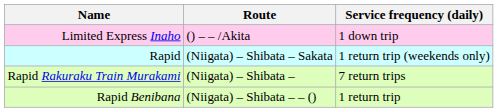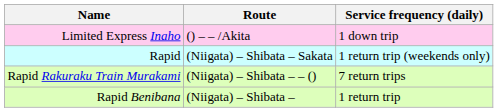(241, 76) (Niigata) – Shibata – -> (251, 76) (Niigata) – Shibata – – ()
(251, 96) (Niigata) – Shibata – – () -> (241, 96) (Niigata) – Shibata –
